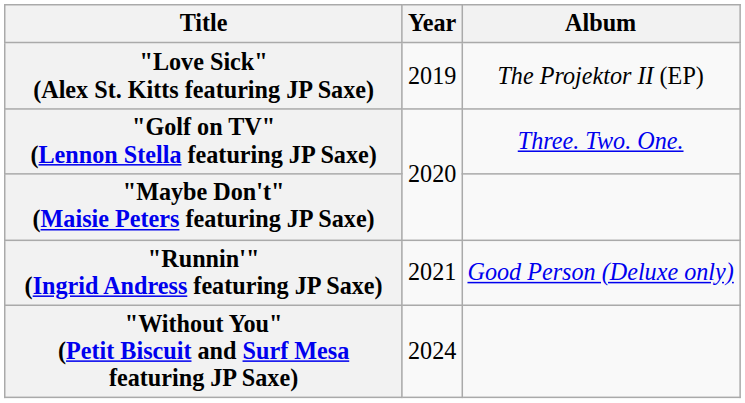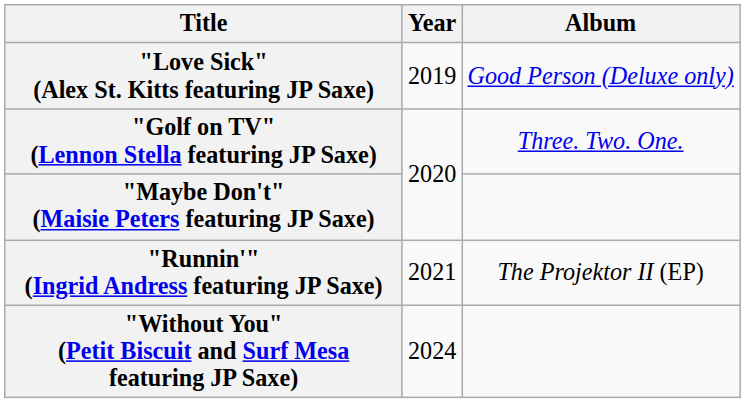(601, 75) The Projektor II (EP) -> (601, 75) Good Person (Deluxe only)
(601, 272) Good Person (Deluxe only) -> (601, 272) The Projektor II (EP)
